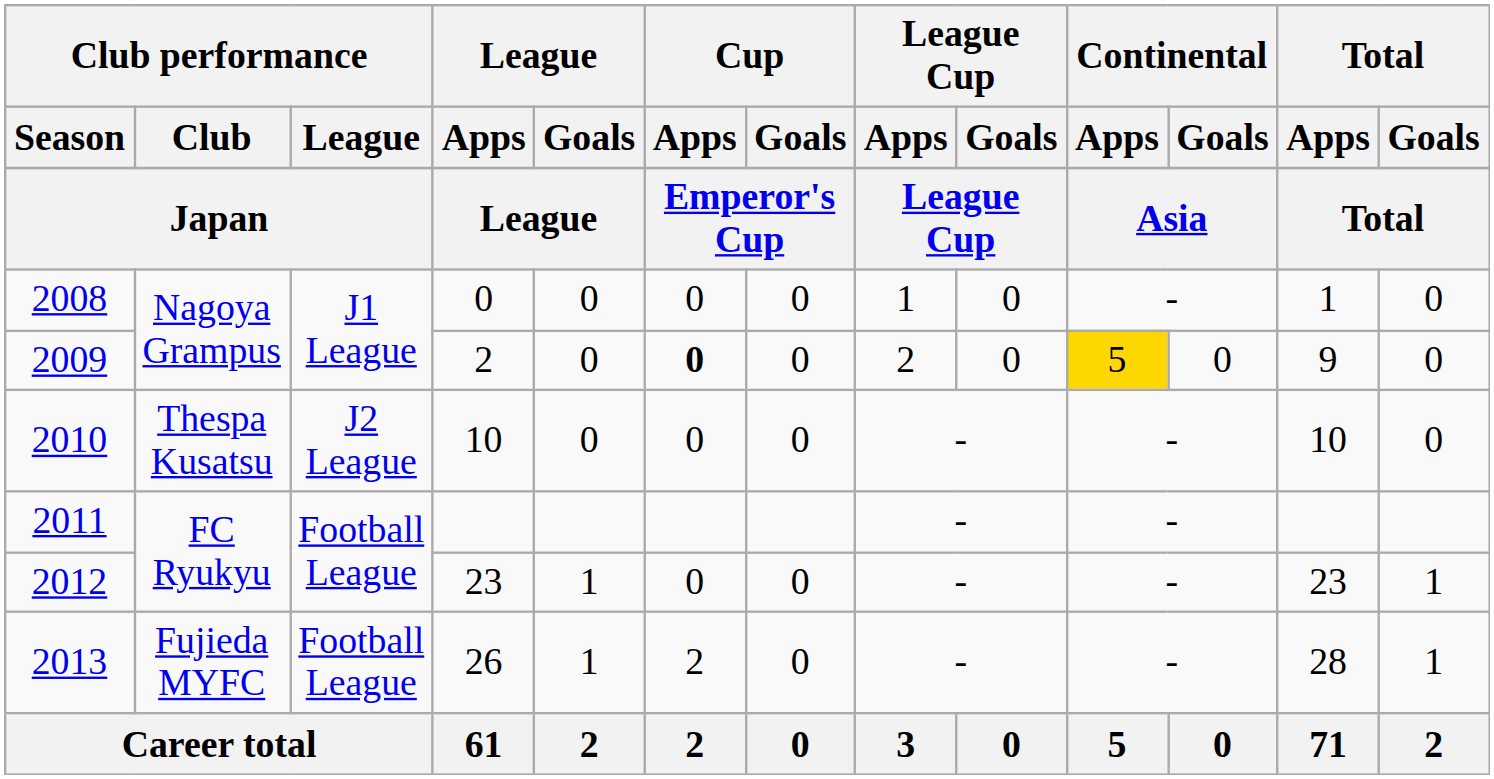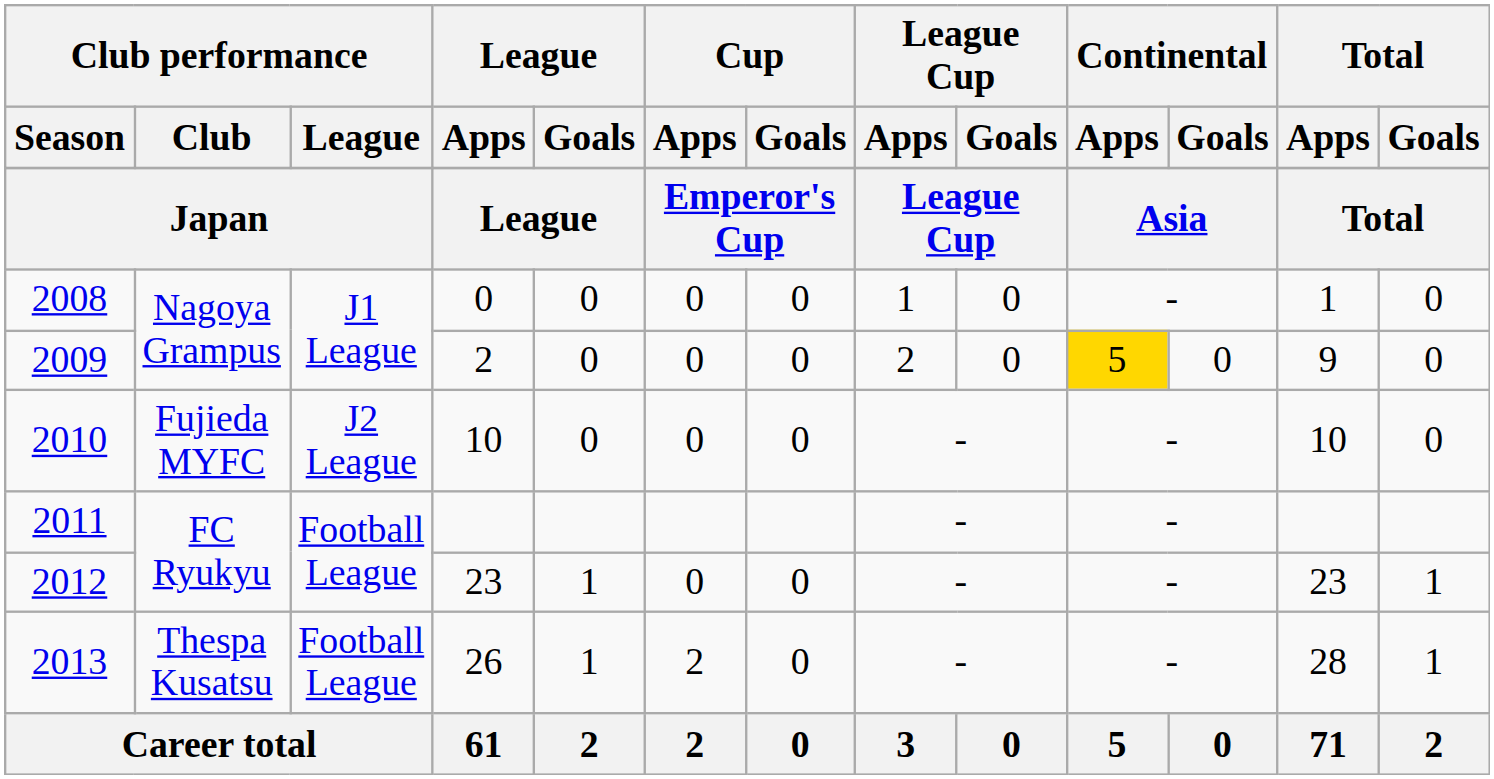(695, 358) bold -> (695, 358) normal
(212, 440) Thespa Kusatsu -> (212, 440) Fujieda MYFC
(212, 662) Fujieda MYFC -> (212, 662) Thespa Kusatsu
